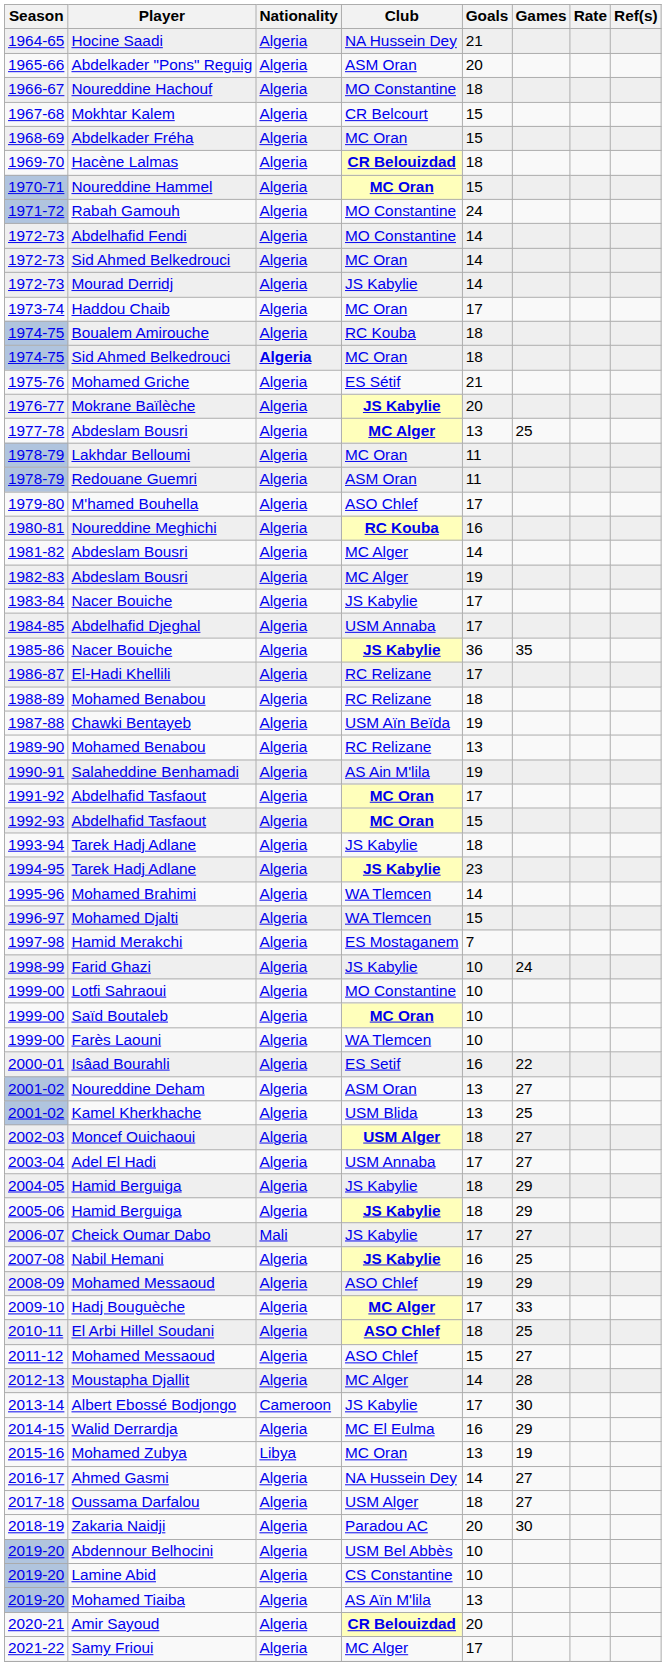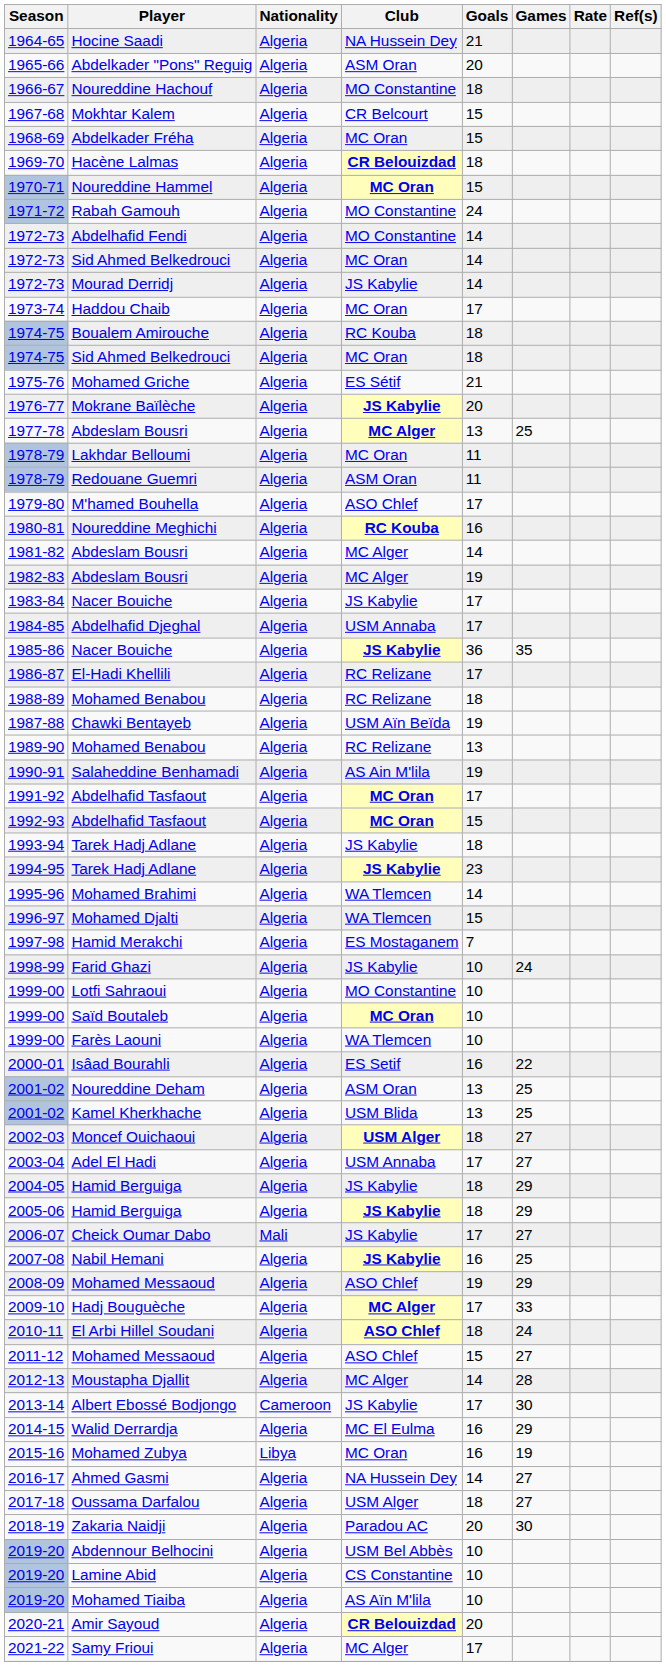(285, 357) bold -> (283, 357) normal
(524, 1088) 27 -> (524, 1088) 25
(524, 1332) 25 -> (524, 1332) 24
(474, 1453) 13 -> (474, 1453) 16
(474, 1600) 13 -> (474, 1600) 10
